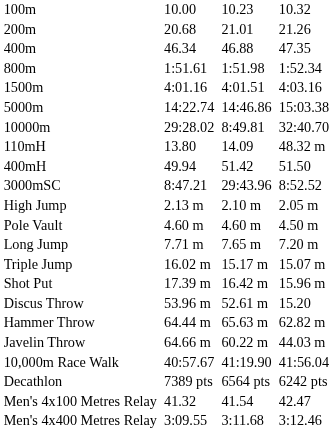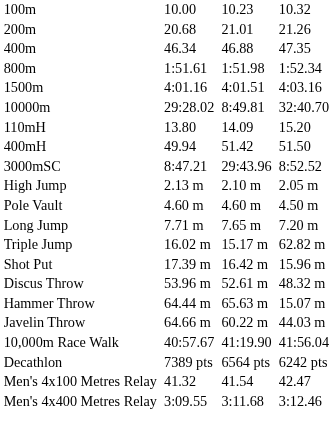- row: (23, 107)
(302, 146) 48.32 m -> (295, 127) 15.20
(302, 264) 15.07 m -> (302, 244) 62.82 m
(295, 303) 15.20 -> (302, 283) 48.32 m
(302, 323) 62.82 m -> (302, 303) 15.07 m
